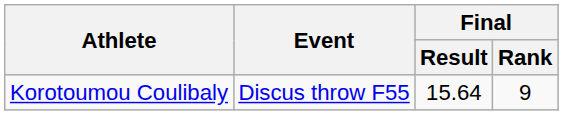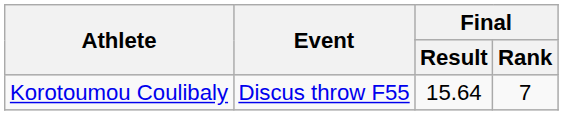(525, 93) 9 -> (525, 93) 7
